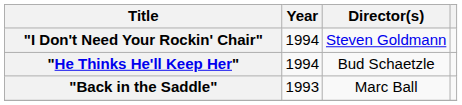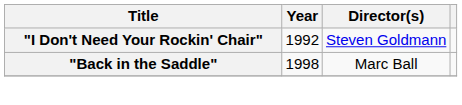(302, 40) 1994 -> (302, 40) 1992
- row: (143, 64)
(302, 87) 1993 -> (302, 64) 1998
